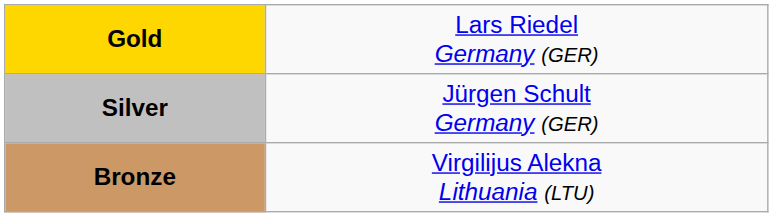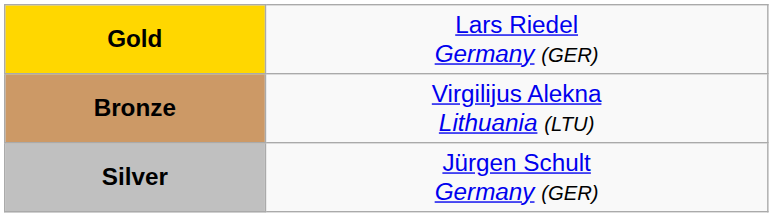rows swapped: (135, 107) <-> (135, 176)
